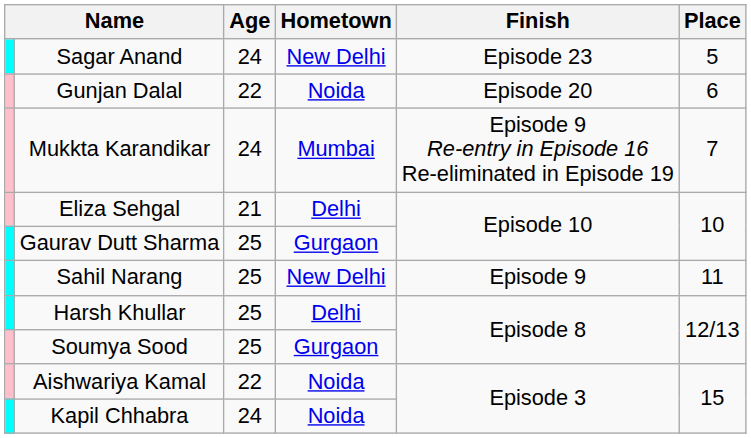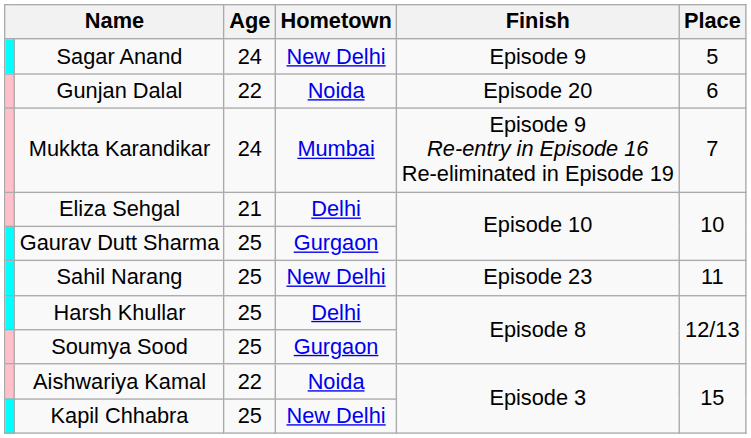(538, 56) Episode 23 -> (538, 56) Episode 9
(538, 277) Episode 9 -> (538, 277) Episode 23
(250, 415) 24 -> (250, 415) 25
(336, 415) Noida -> (336, 415) New Delhi
